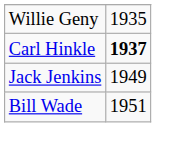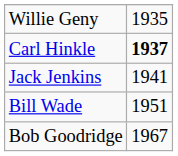(128, 77) 1949 -> (150, 77) 1941
+ row: (66, 135)
